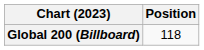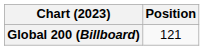(171, 34) 118 -> (171, 34) 121
